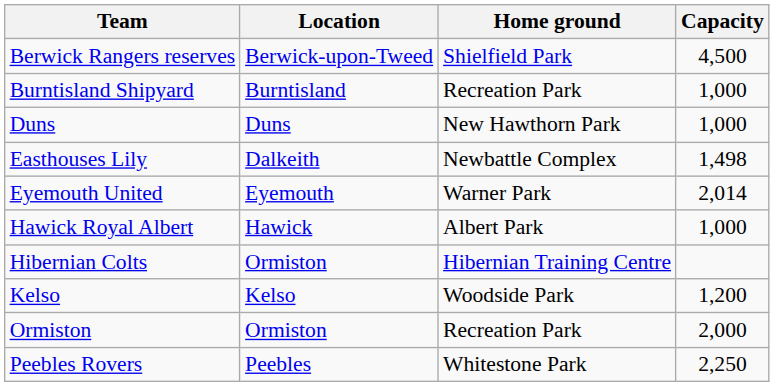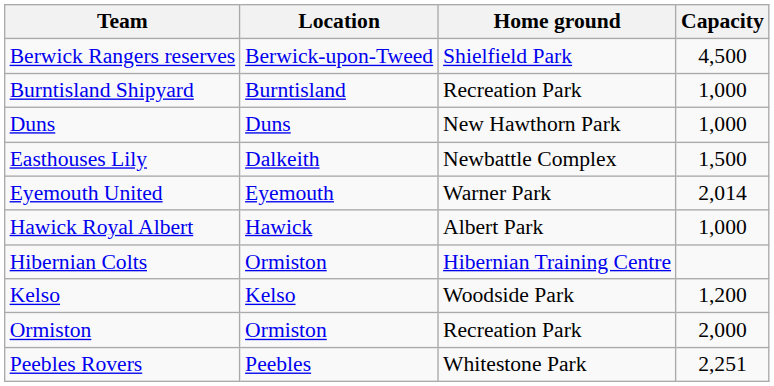(722, 158) 1,498 -> (722, 158) 1,500
(722, 364) 2,250 -> (722, 364) 2,251
